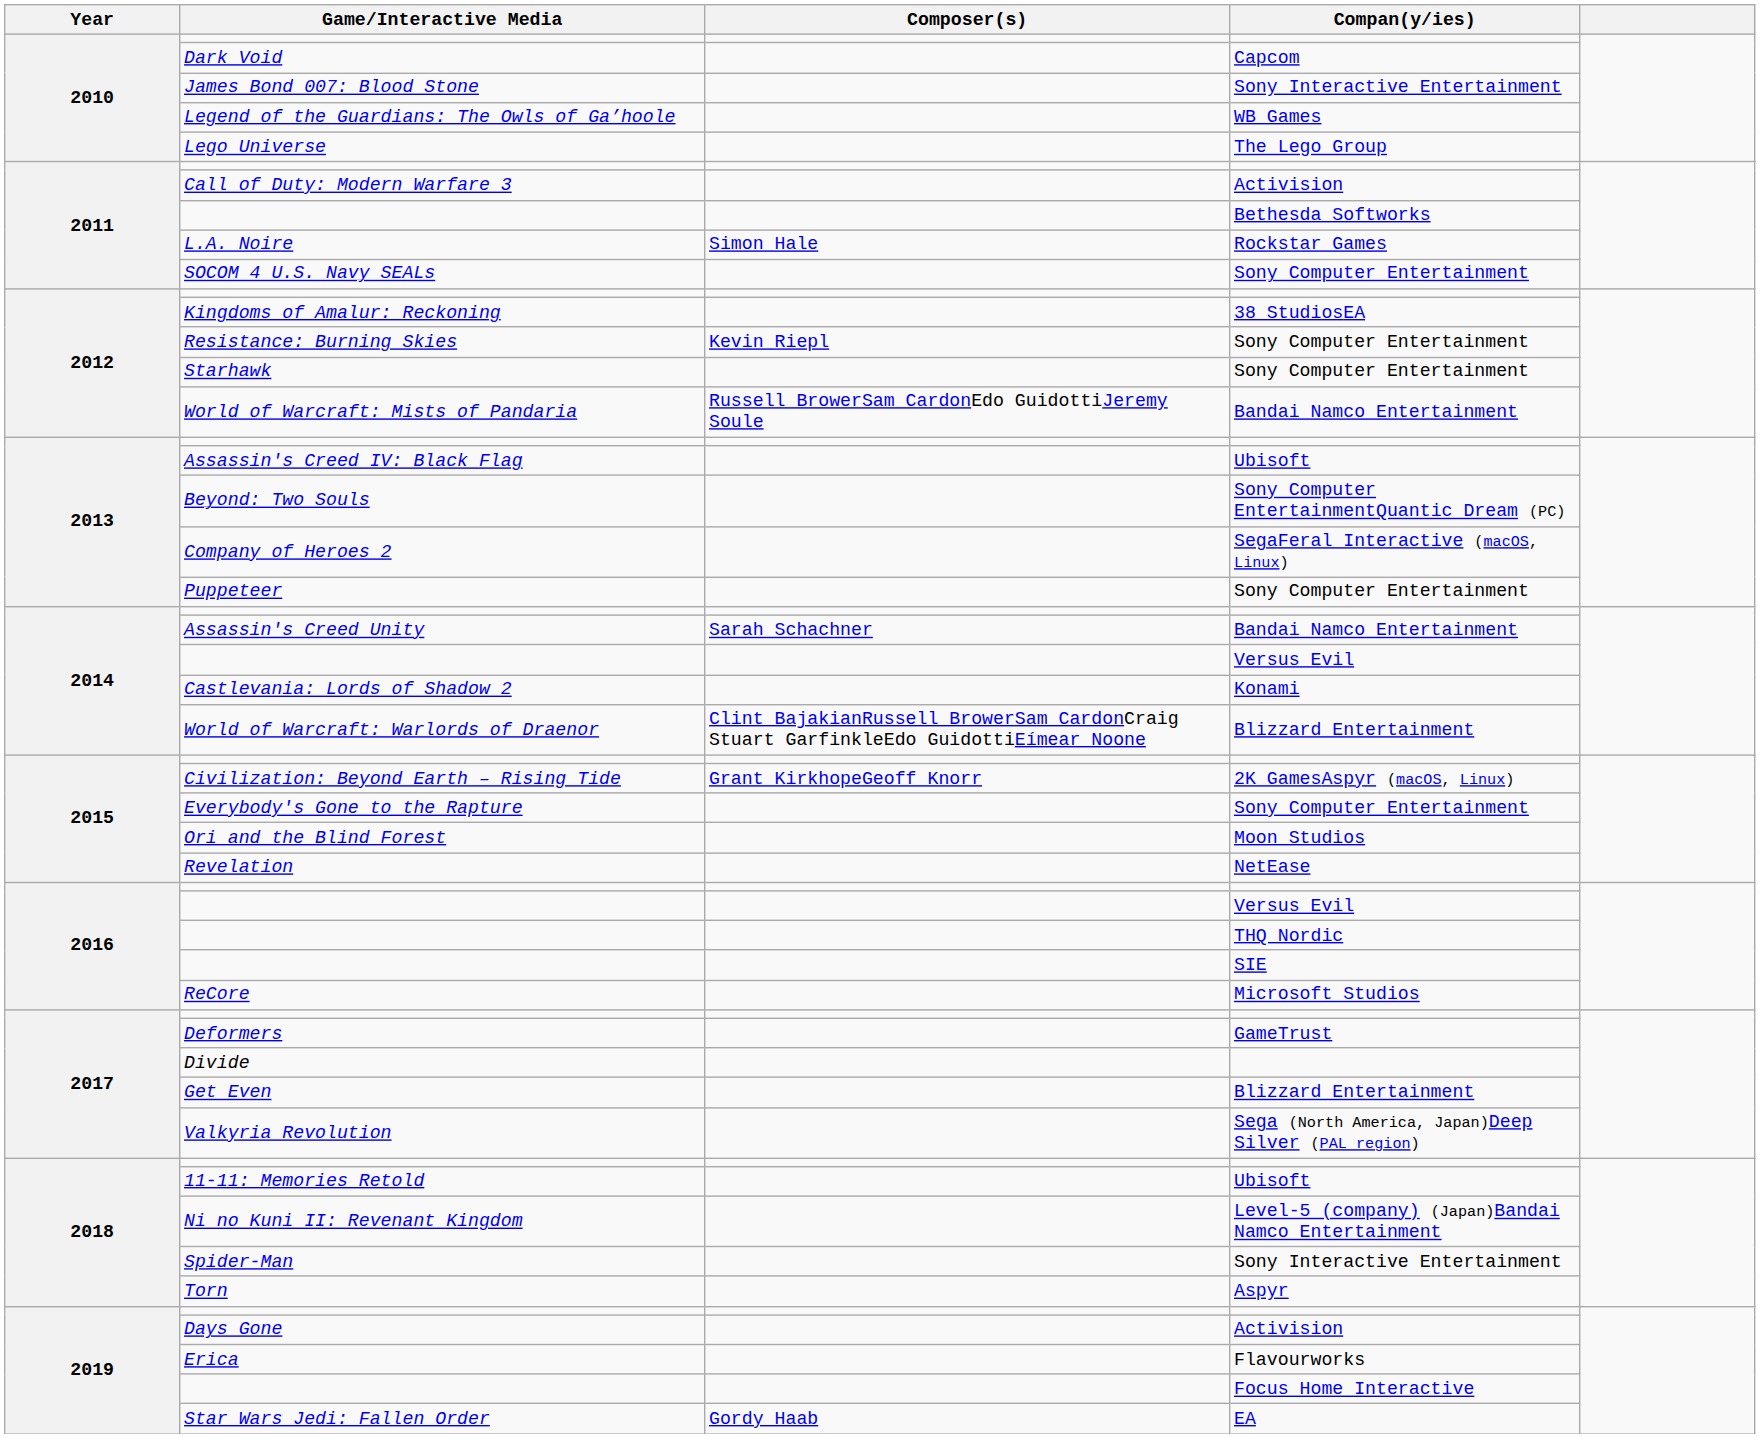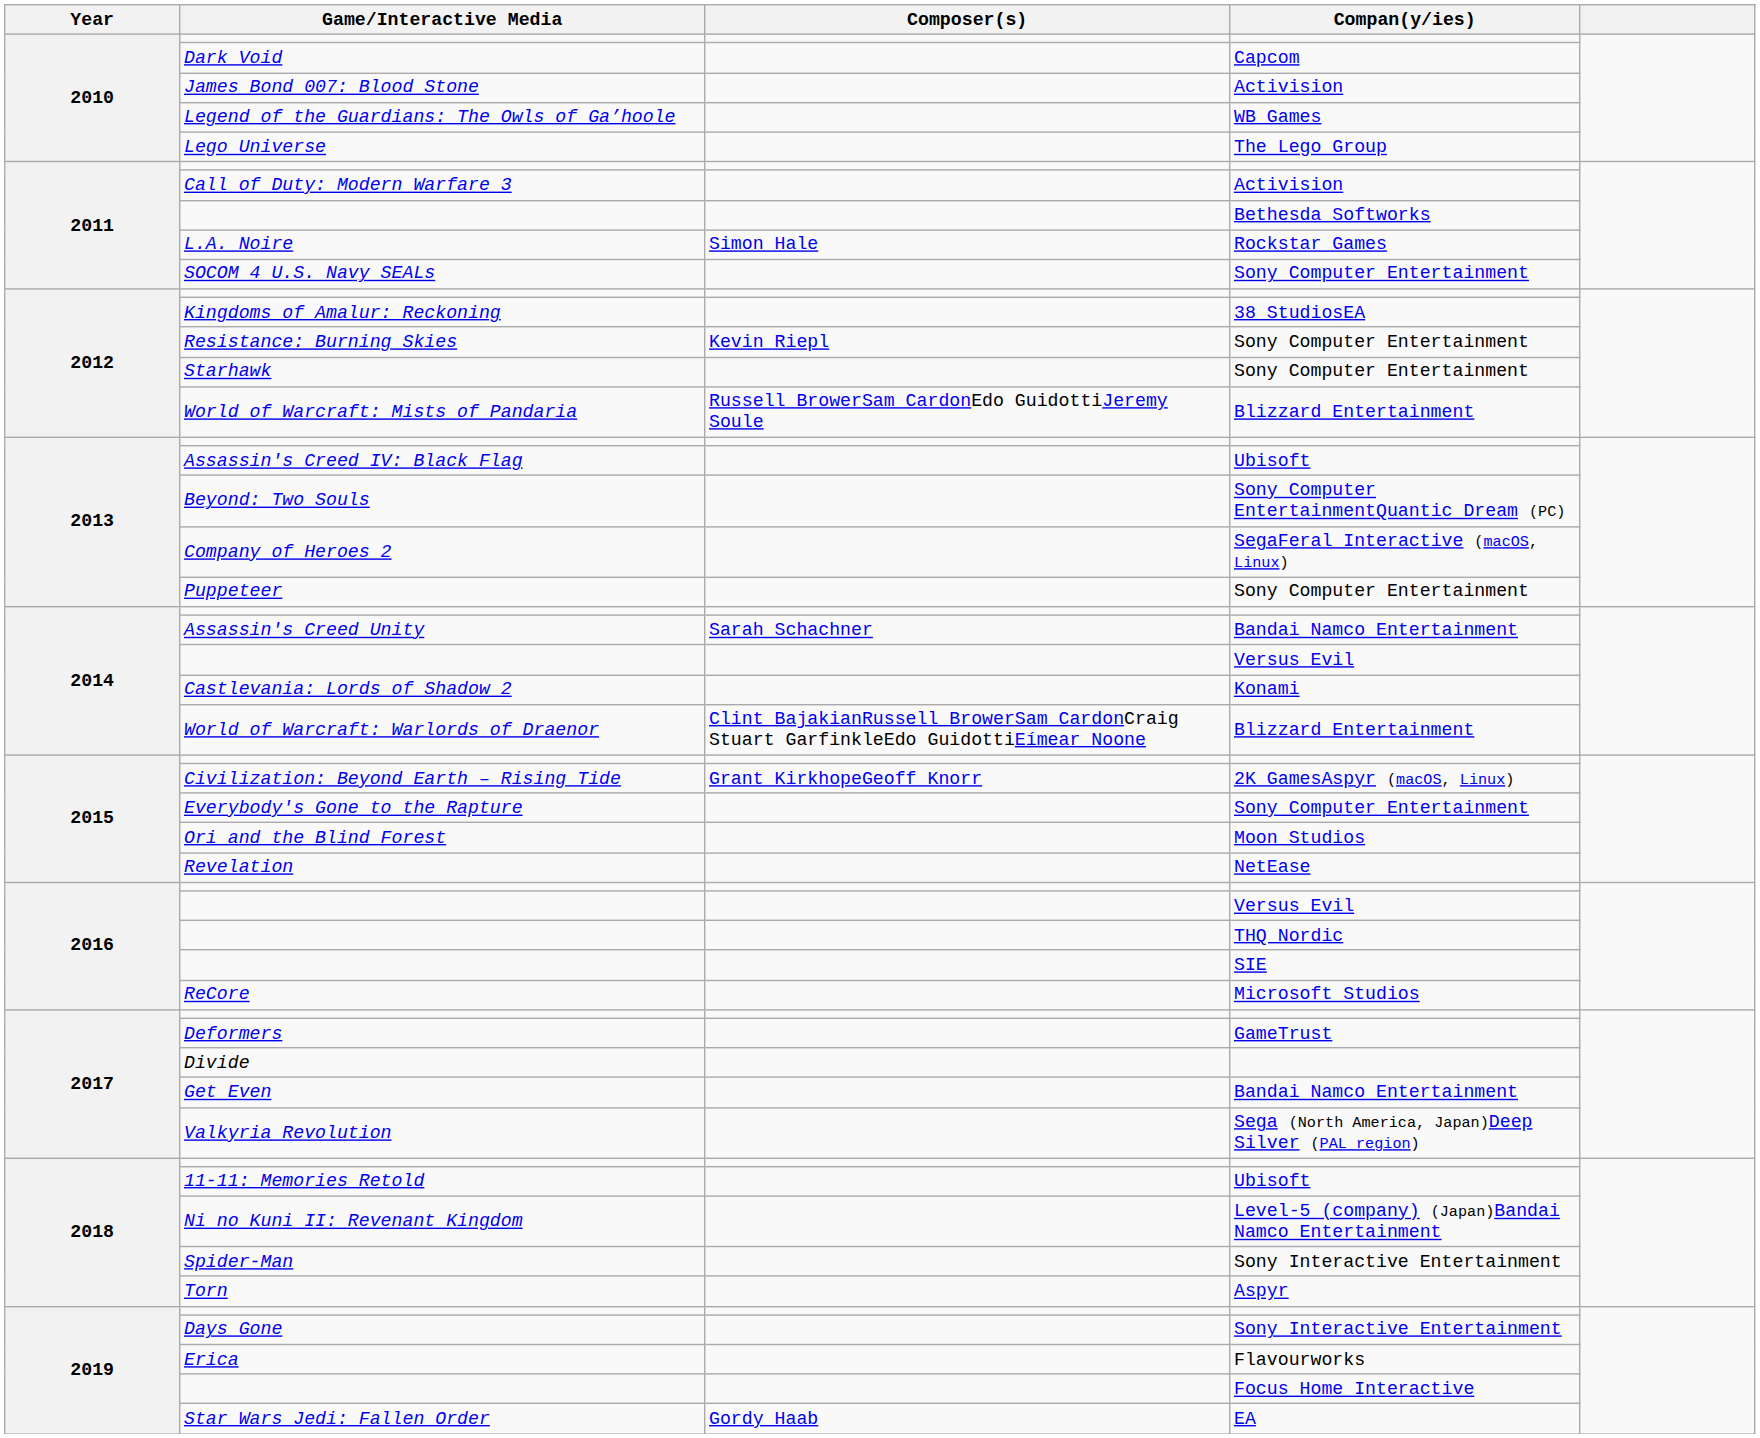(1398, 88) Sony Interactive Entertainment -> (1289, 88) Activision
(1376, 412) Bandai Namco Entertainment -> (1354, 412) Blizzard Entertainment
(1354, 1092) Blizzard Entertainment -> (1376, 1092) Bandai Namco Entertainment
(1289, 1330) Activision -> (1398, 1330) Sony Interactive Entertainment
